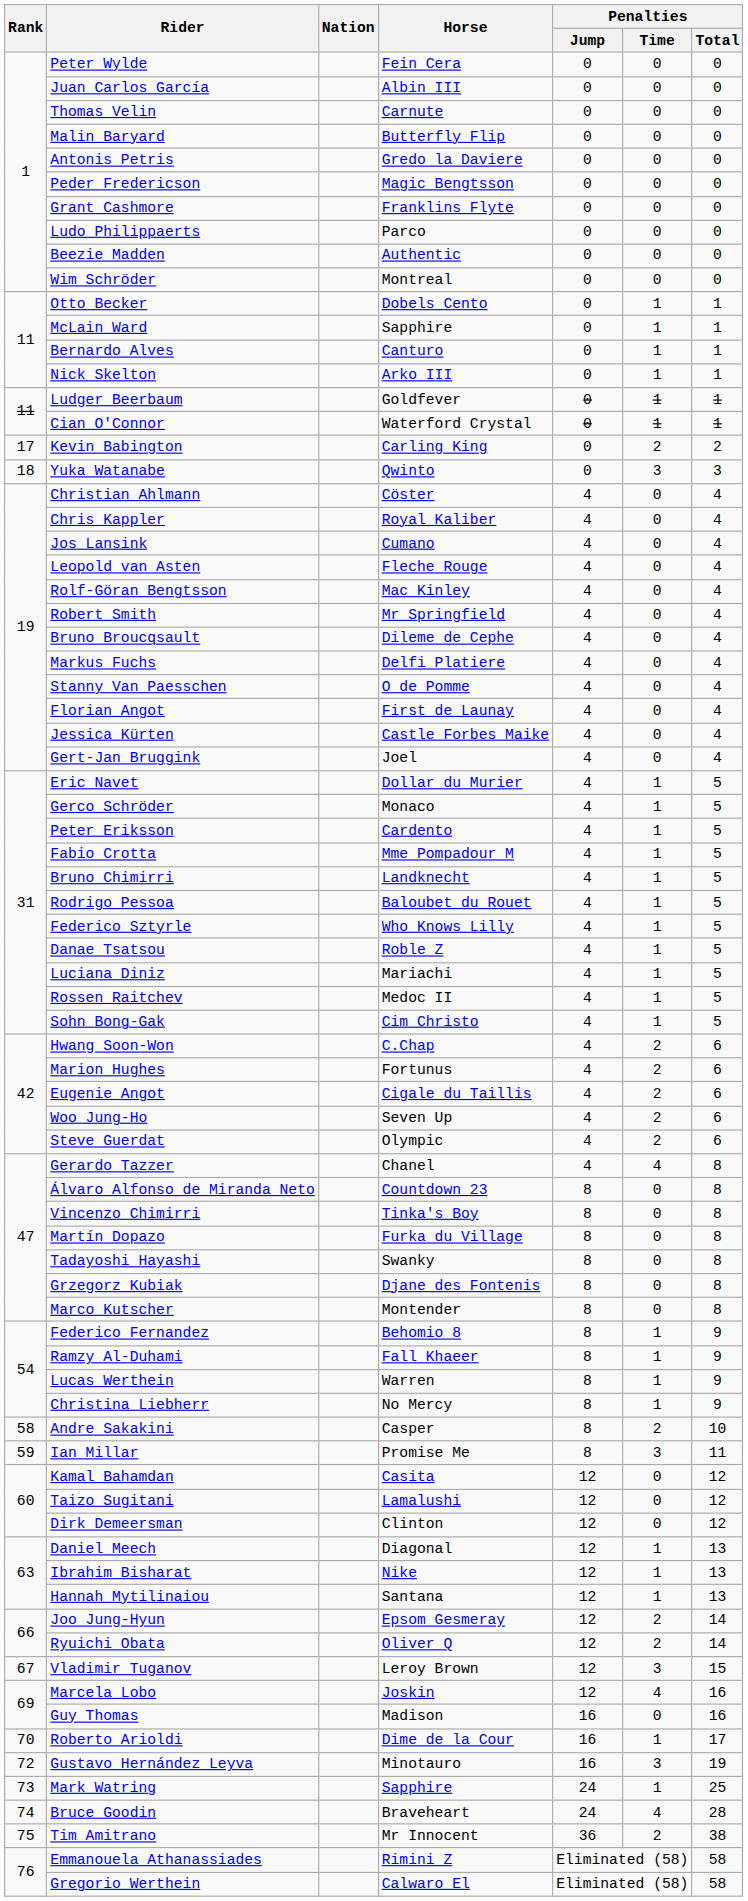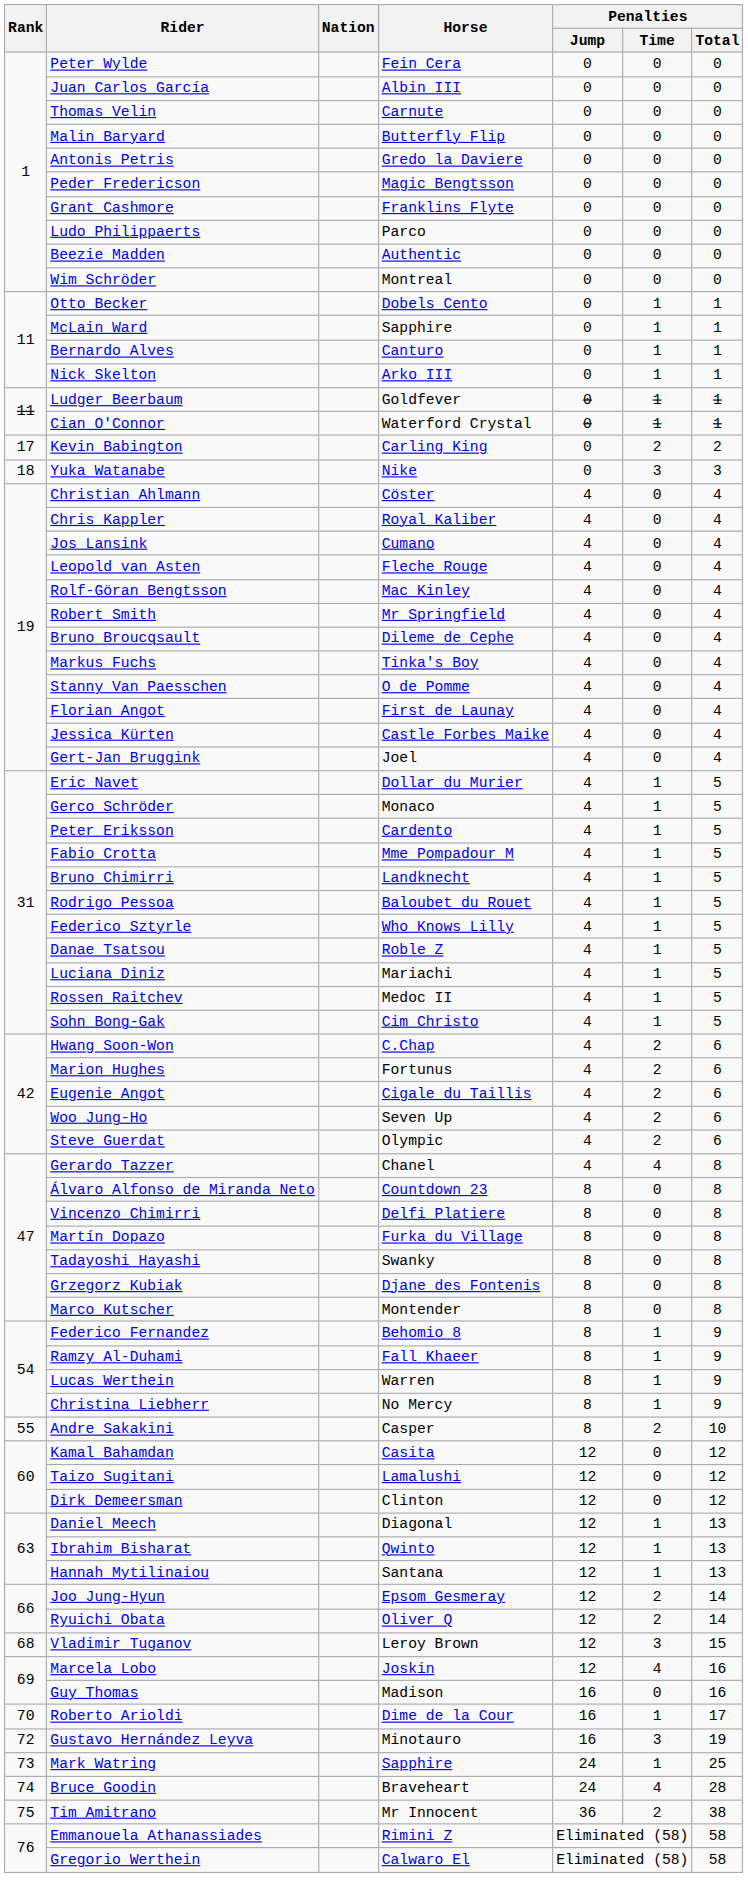(408, 471) Qwinto -> (399, 471) Nike
(443, 663) Delfi Platiere -> (430, 663) Tinka's Boy
(430, 1214) Tinka's Boy -> (443, 1214) Delfi Platiere
(26, 1429) 58 -> (26, 1429) 55
- row: (94, 1453)
(399, 1573) Nike -> (408, 1549) Qwinto
(26, 1669) 67 -> (26, 1645) 68
